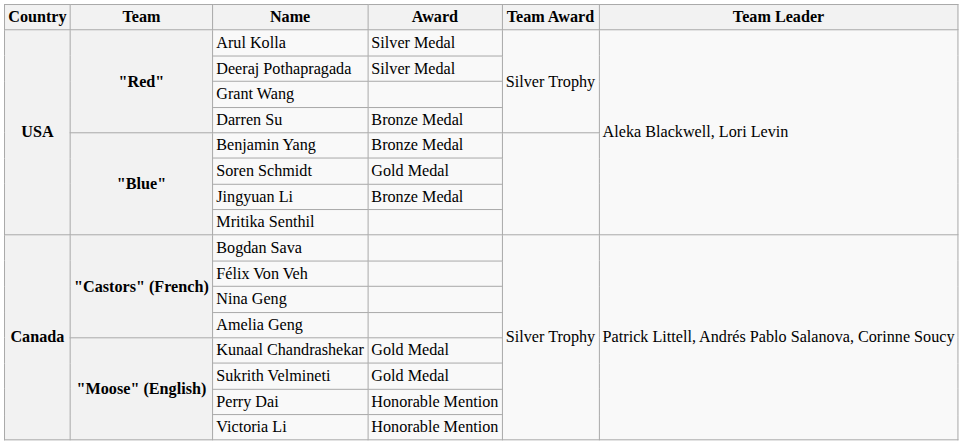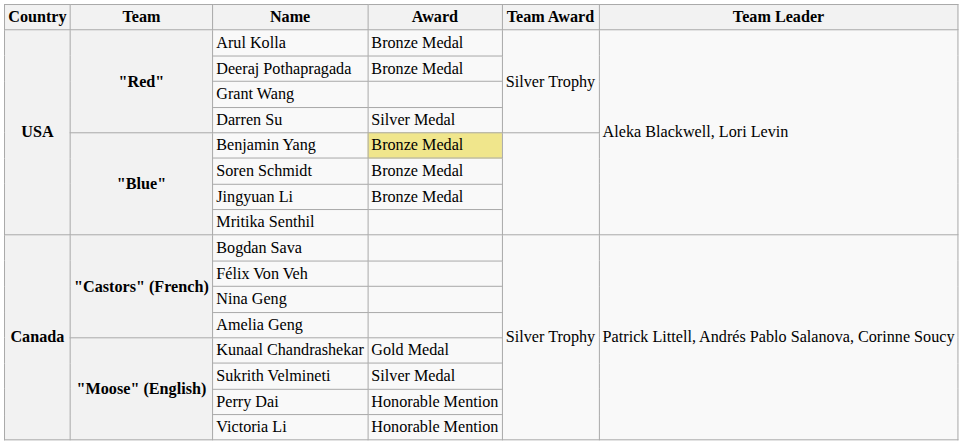(413, 42) Silver Medal -> (417, 42) Bronze Medal
(413, 68) Silver Medal -> (417, 68) Bronze Medal
(417, 119) Bronze Medal -> (413, 119) Silver Medal
(417, 145) no background -> (417, 145) khaki background
(410, 171) Gold Medal -> (417, 171) Bronze Medal
(410, 376) Gold Medal -> (413, 376) Silver Medal
